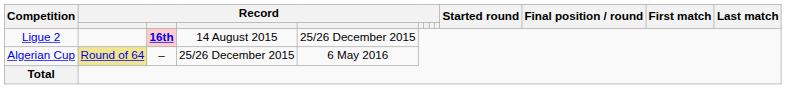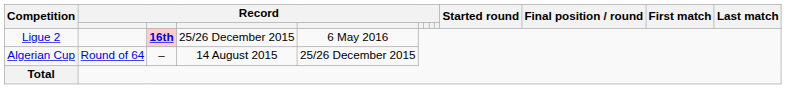(237, 37) 14 August 2015 -> (237, 37) 25/26 December 2015
(358, 37) 25/26 December 2015 -> (358, 37) 6 May 2016
(112, 56) khaki background -> (112, 56) no background
(237, 56) 25/26 December 2015 -> (237, 56) 14 August 2015
(358, 56) 6 May 2016 -> (358, 56) 25/26 December 2015
